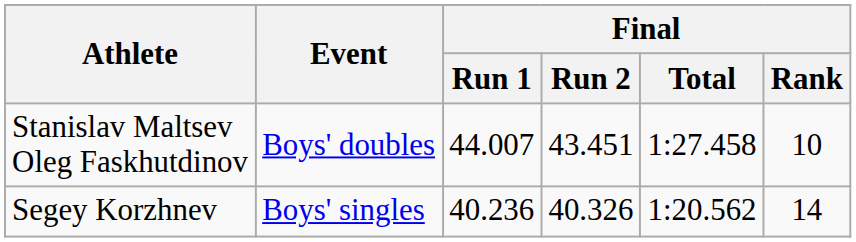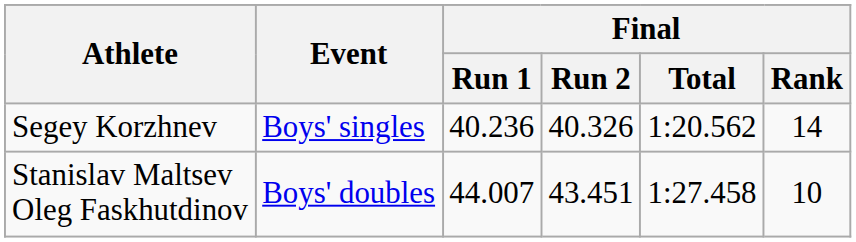rows swapped: (115, 210) <-> (130, 144)
